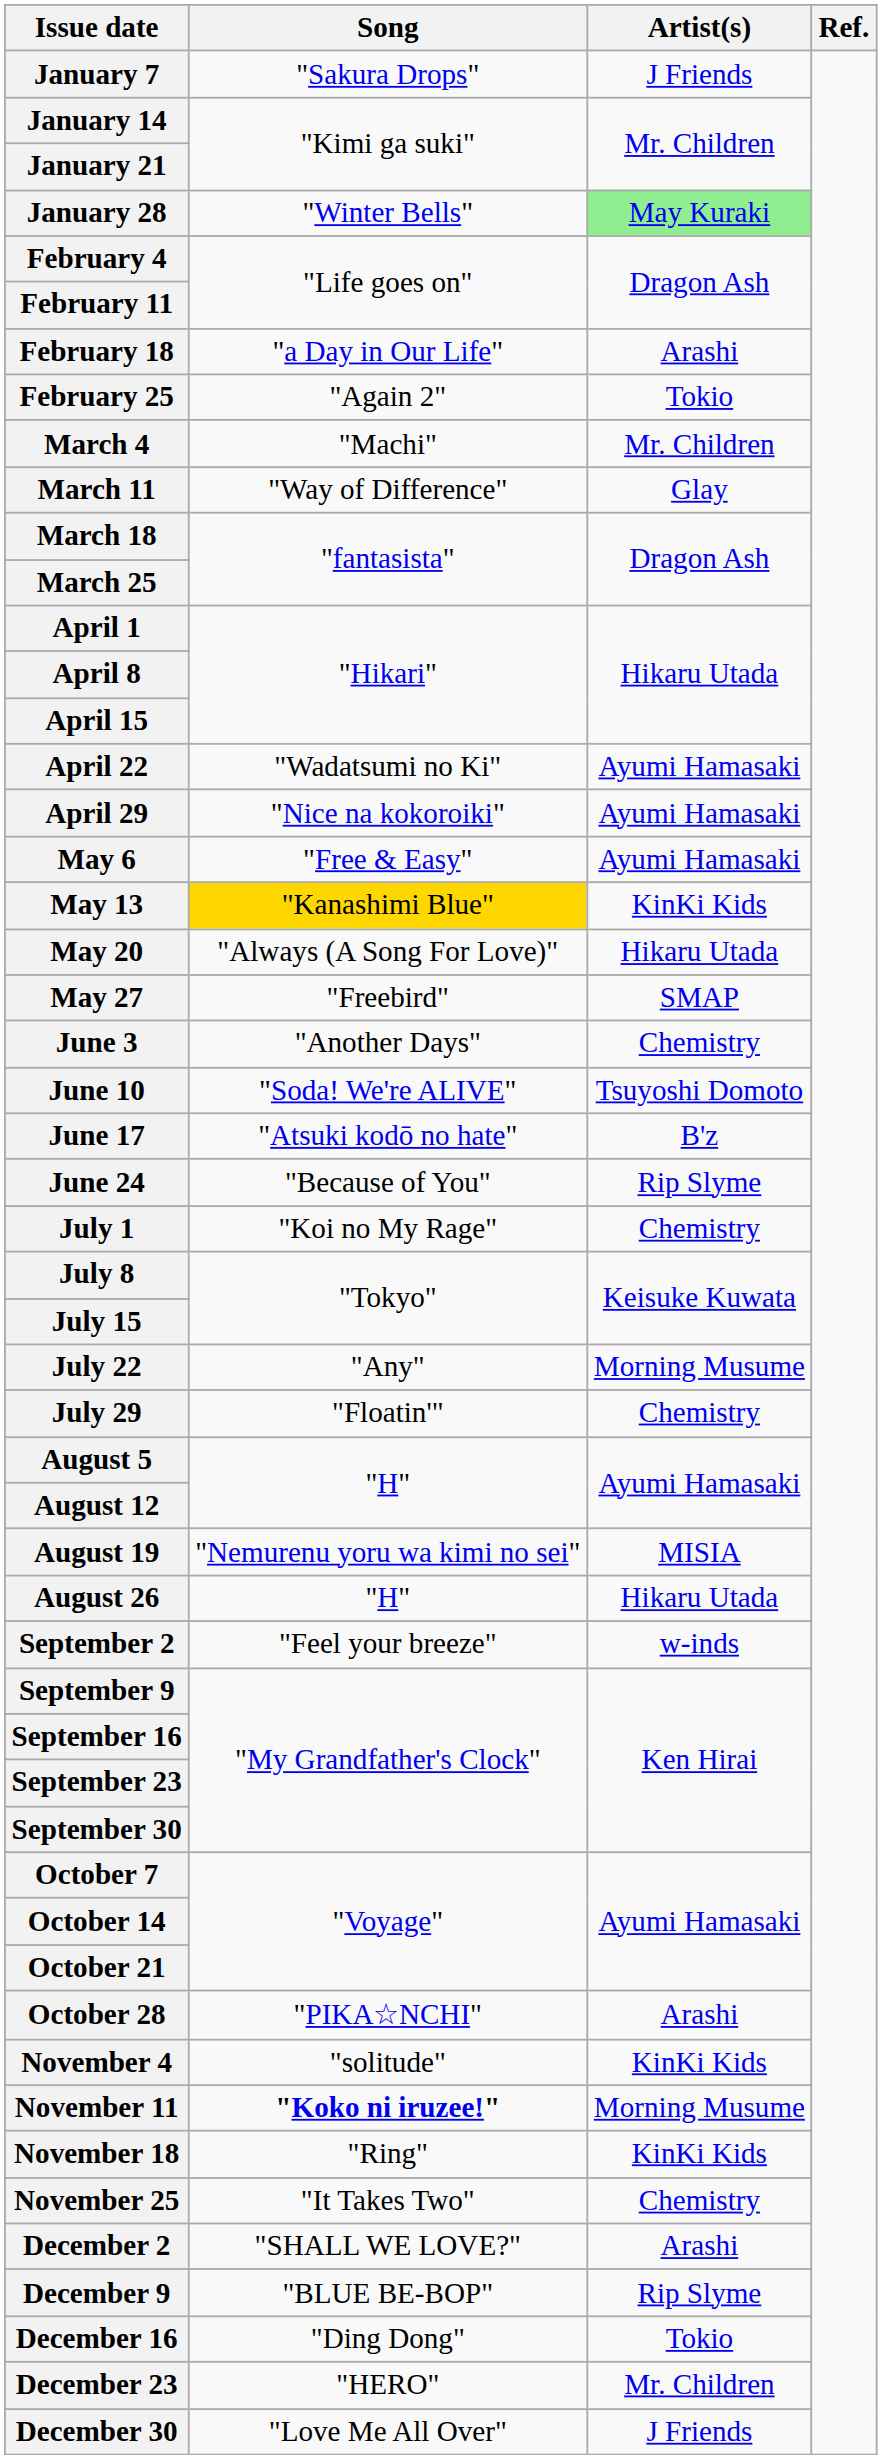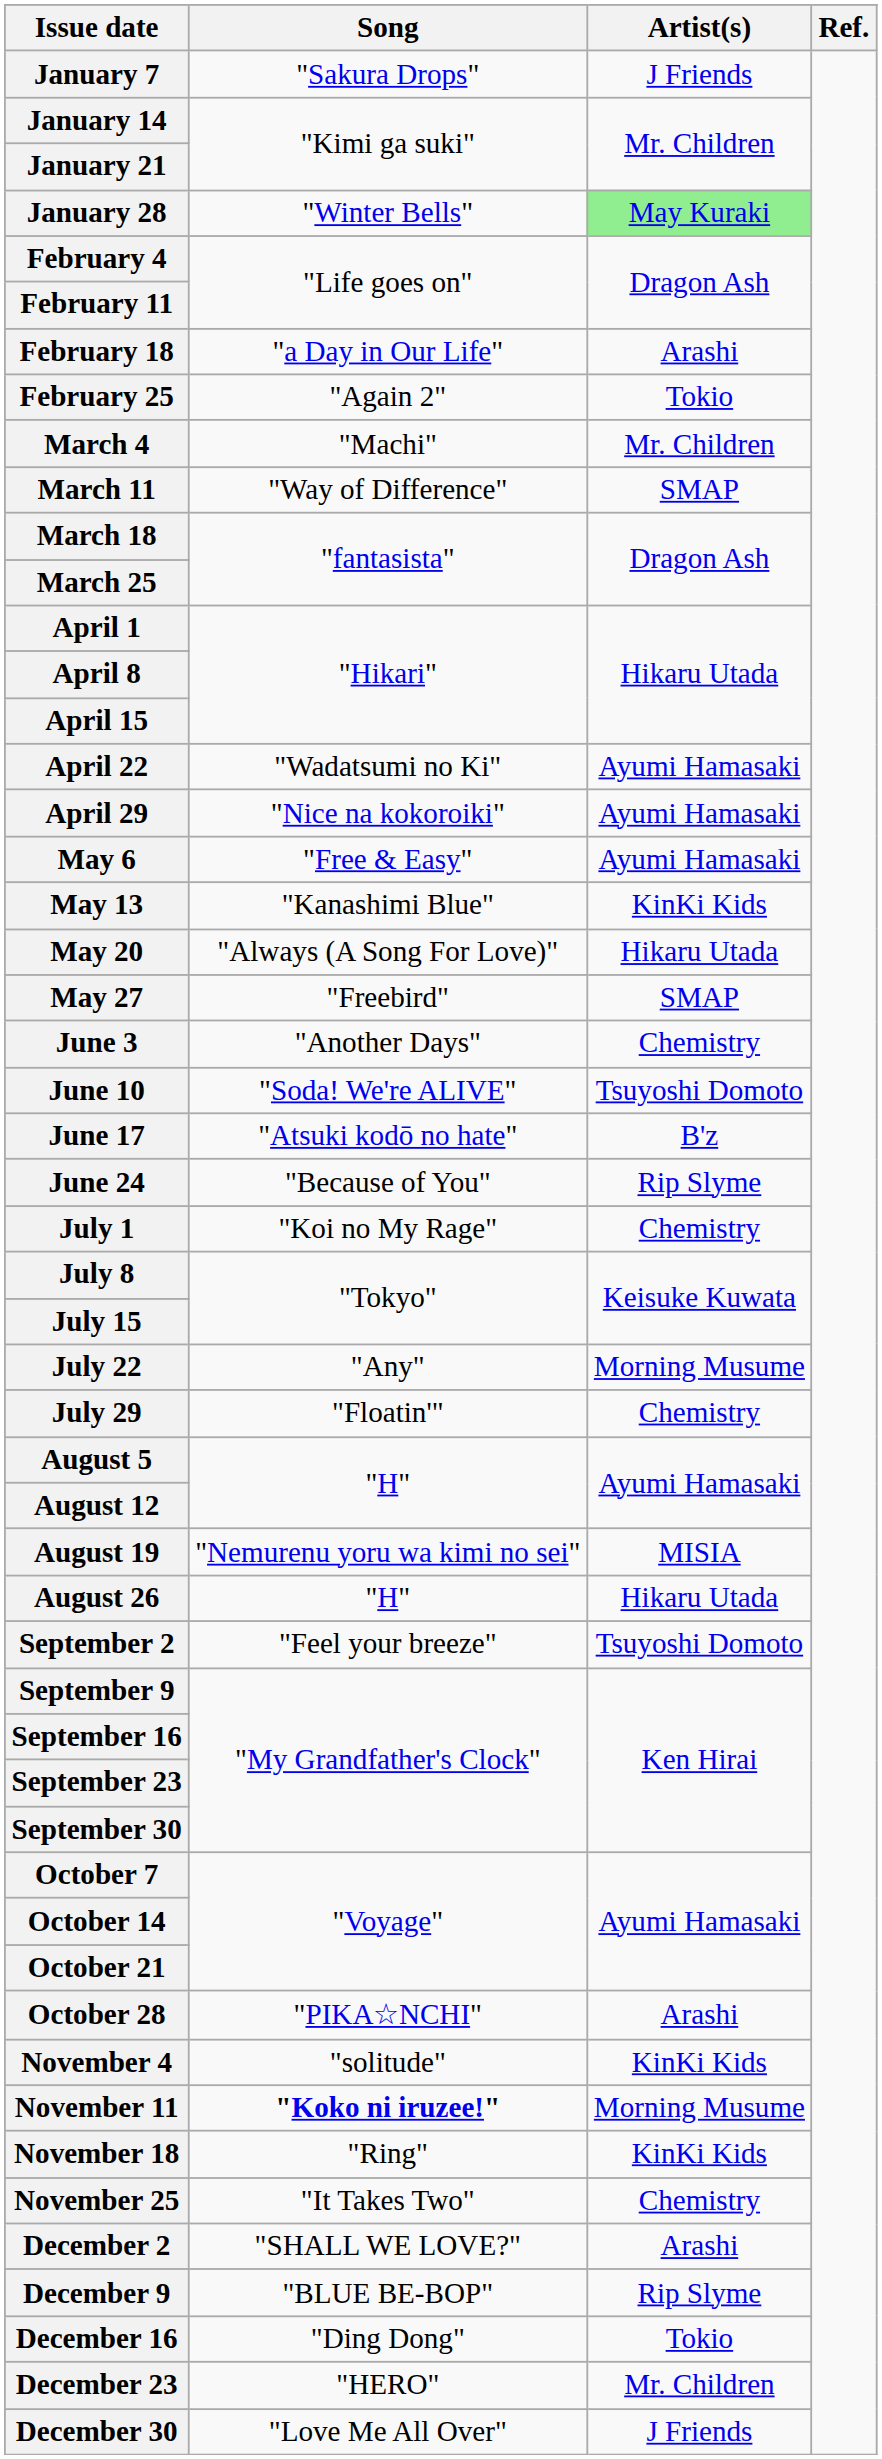(699, 489) Glay -> (699, 489) SMAP
(388, 905) gold background -> (388, 905) no background
(699, 1643) w-inds -> (699, 1643) Tsuyoshi Domoto
